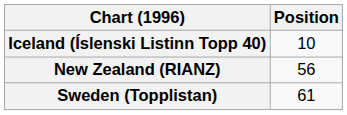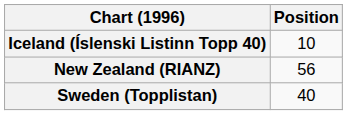(306, 95) 61 -> (306, 95) 40
